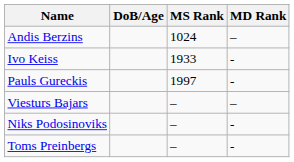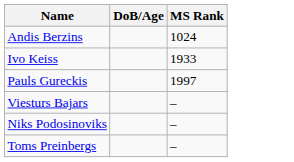- column: (258, 15)
